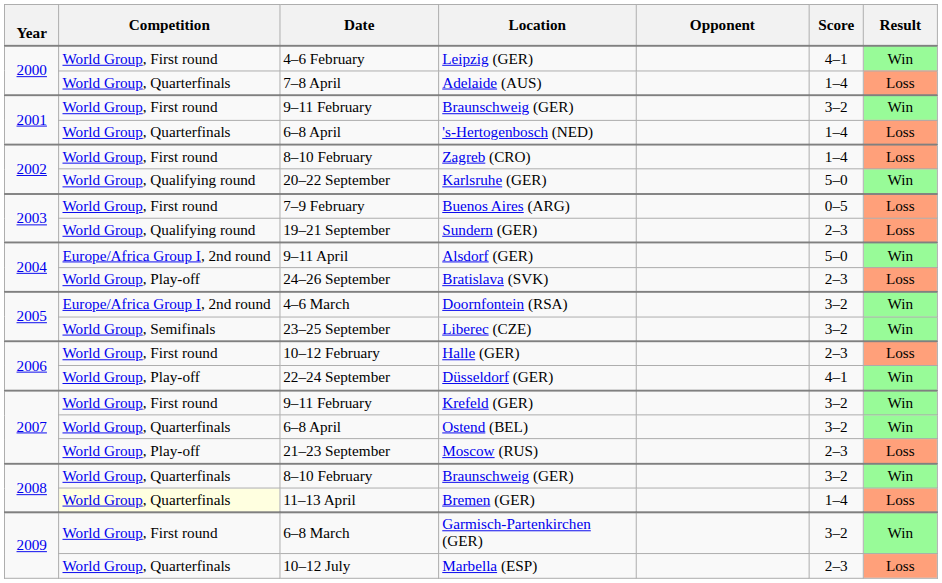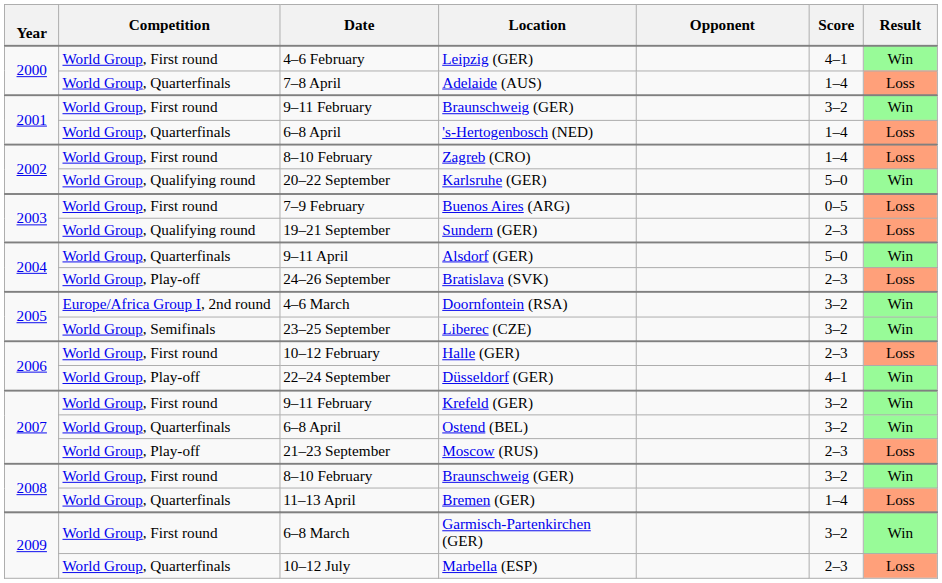(167, 255) Europe/Africa Group I, 2nd round -> (147, 255) World Group, Quarterfinals
(147, 476) World Group, Quarterfinals -> (140, 476) World Group, First round
(147, 500) lightyellow background -> (147, 500) no background
